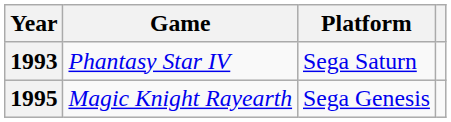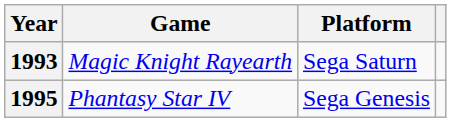(149, 60) Phantasy Star IV -> (180, 60) Magic Knight Rayearth
(180, 98) Magic Knight Rayearth -> (149, 98) Phantasy Star IV
